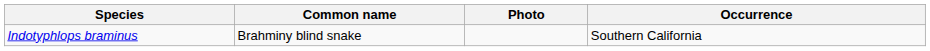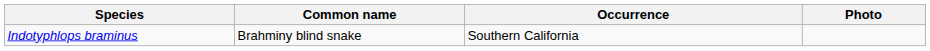columns swapped: (756, 14) <-> (526, 14)
